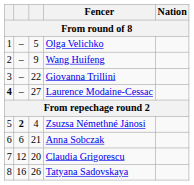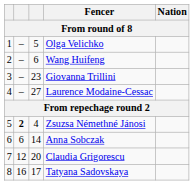(36, 60) 9 -> (36, 60) 6
(36, 76) 22 -> (36, 76) 23
(9, 92) bold -> (9, 92) normal
(36, 140) 21 -> (36, 140) 14
(36, 172) 26 -> (36, 172) 17
